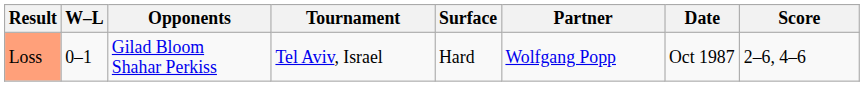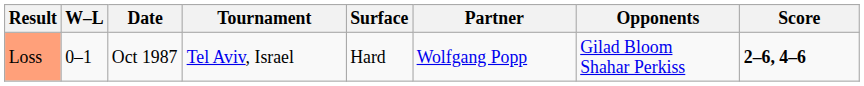columns swapped: (702, 18) <-> (190, 18)
(775, 56) normal -> (775, 56) bold
